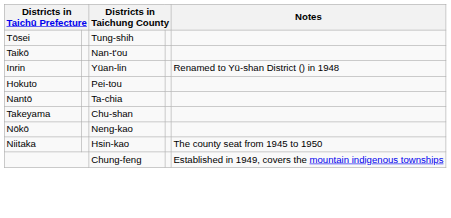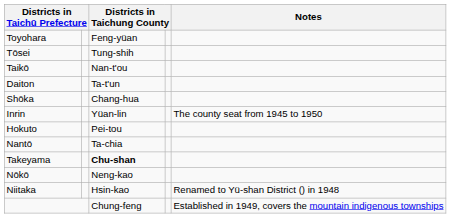+ row: (26, 38)
+ row: (20, 83)
+ row: (20, 99)
(256, 68) Renamed to Yü-shan District () in 1948 -> (248, 114) The county seat from 1945 to 1950
(112, 114) normal -> (113, 159) bold
(248, 144) The county seat from 1945 to 1950 -> (256, 190) Renamed to Yü-shan District () in 1948
